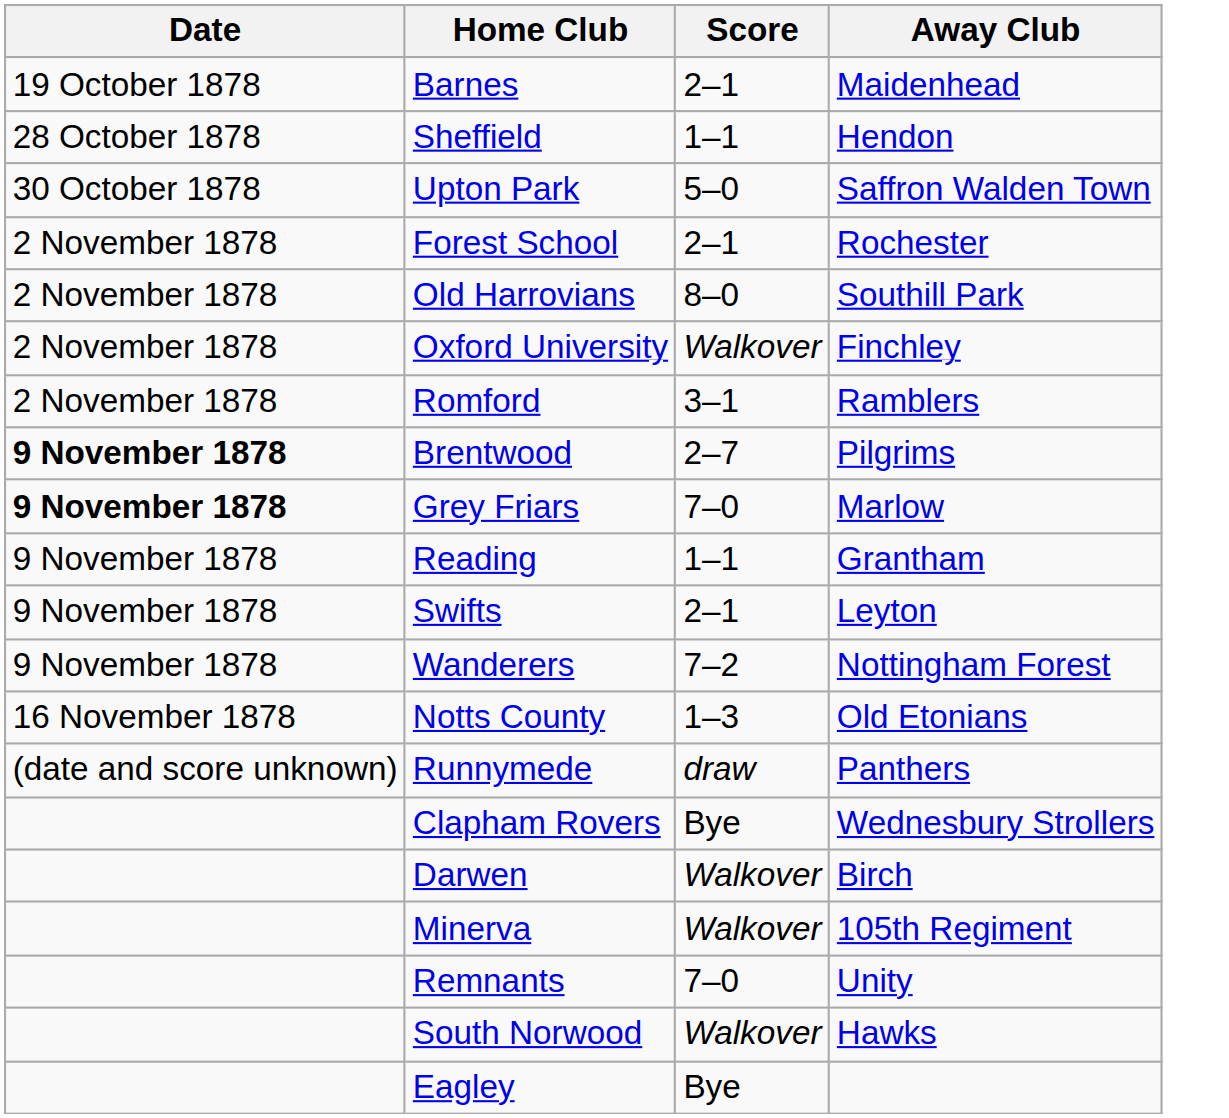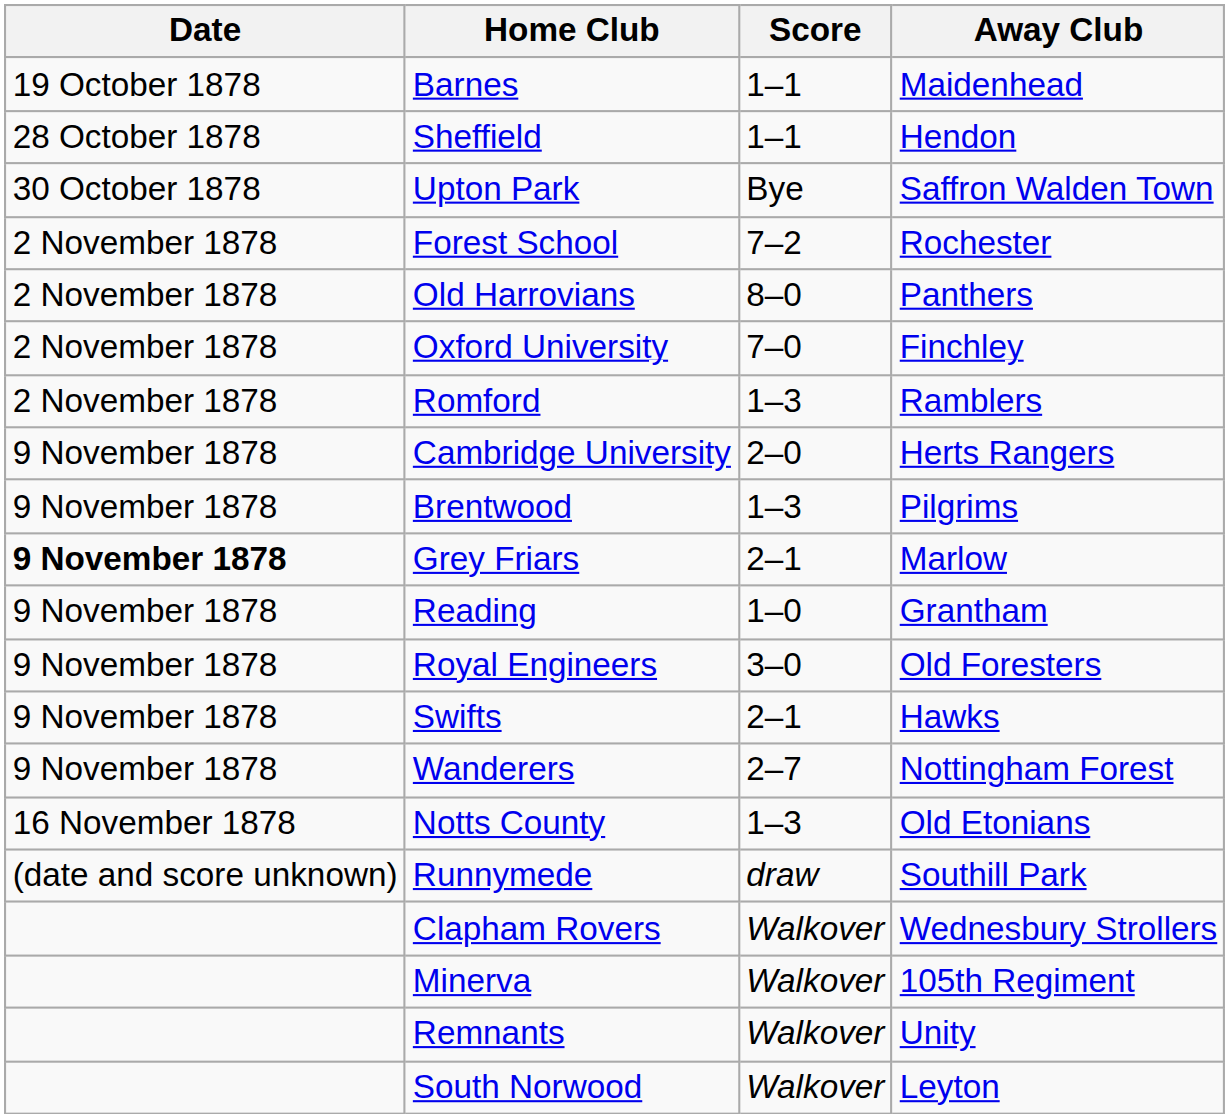(711, 83) 2–1 -> (774, 83) 1–1
(711, 189) 5–0 -> (775, 189) Bye
(711, 242) 2–1 -> (774, 242) 7–2
(930, 294) Southill Park -> (966, 294) Panthers
(752, 347) Walkover -> (774, 347) 7–0
(711, 400) 3–1 -> (774, 400) 1–3
+ row: (572, 453)
(150, 453) bold -> (145, 505) normal
(711, 453) 2–7 -> (774, 505) 1–3
(711, 505) 7–0 -> (774, 558) 2–1
(711, 558) 1–1 -> (774, 611) 1–0
+ row: (535, 664)
(887, 611) Leyton -> (950, 717) Hawks
(711, 664) 7–2 -> (774, 769) 2–7
(903, 769) Panthers -> (993, 875) Southill Park
(712, 822) Bye -> (815, 928) Walkover
- row: (470, 875)
(711, 980) 7–0 -> (815, 1033) Walkover
(887, 1033) Hawks -> (950, 1086) Leyton
- row: (464, 1086)
